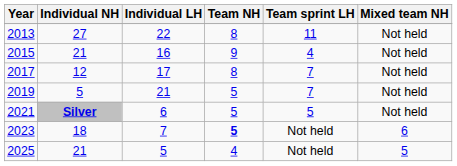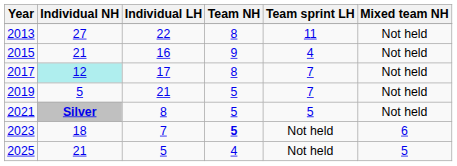(80, 72) no background -> (80, 72) paleturquoise background
(163, 111) 6 -> (163, 111) 8
